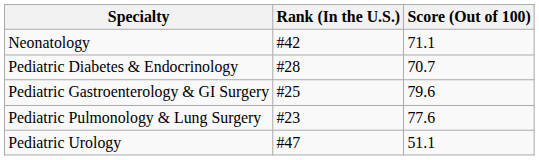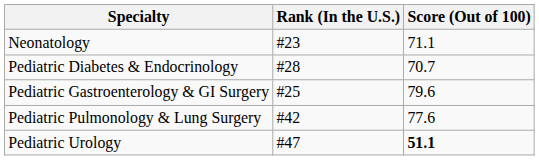(288, 42) #42 -> (288, 42) #23
(288, 117) #23 -> (288, 117) #42
(421, 142) normal -> (421, 142) bold
